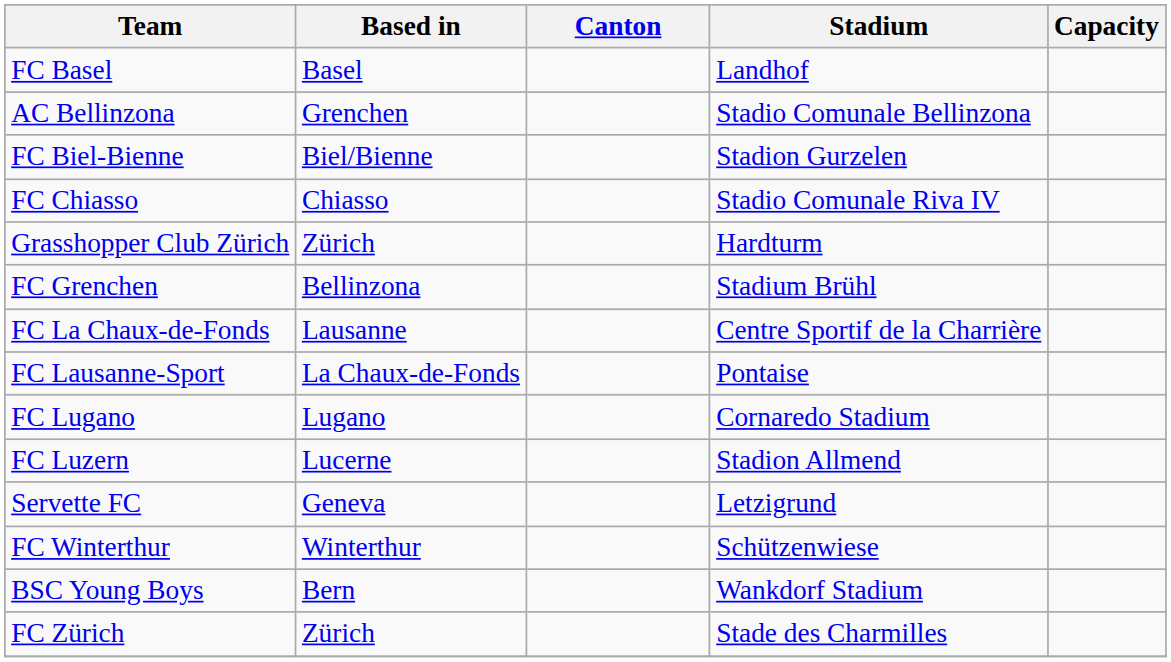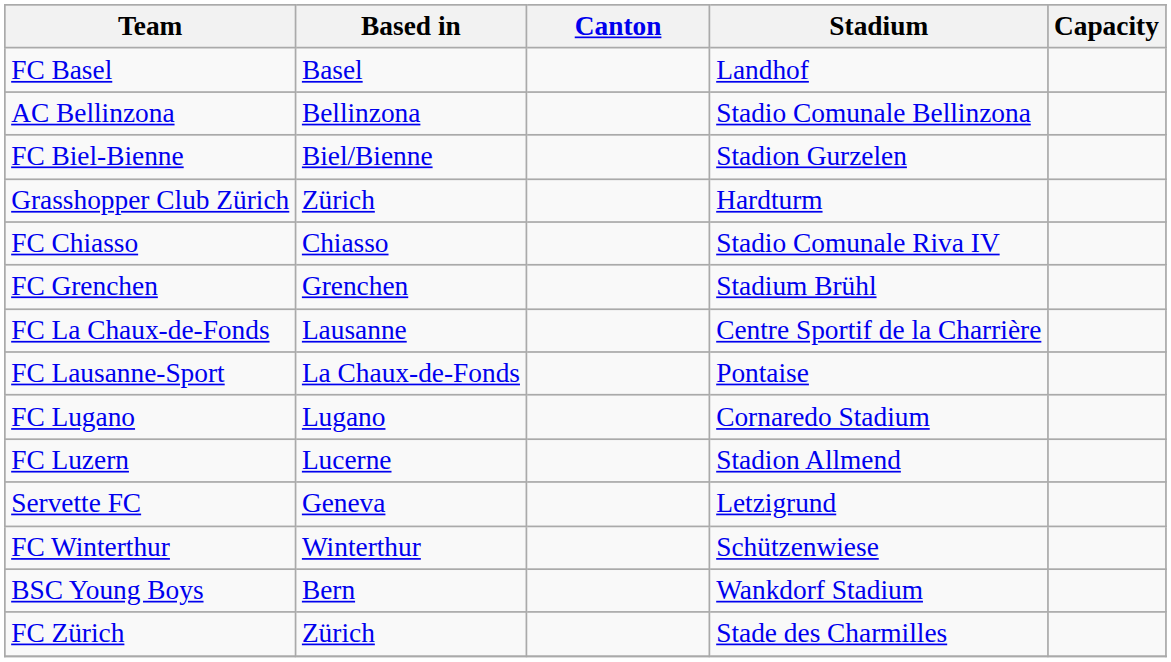(355, 112) Grenchen -> (361, 112) Bellinzona
rows swapped: (75, 199) <-> (150, 243)
(361, 286) Bellinzona -> (355, 286) Grenchen
